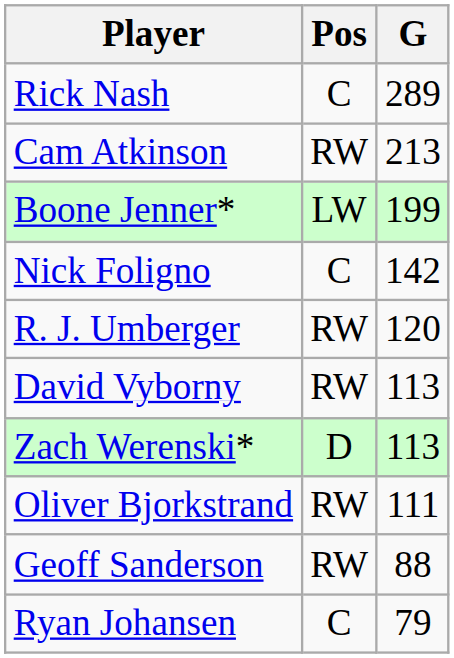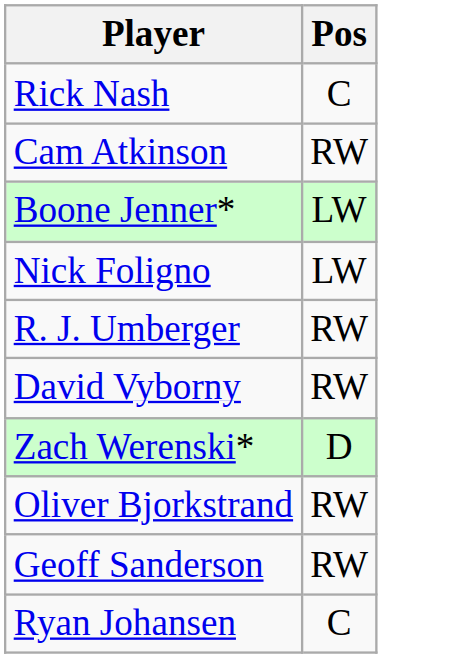- column: (413, 34)
(339, 269) C -> (339, 269) LW
